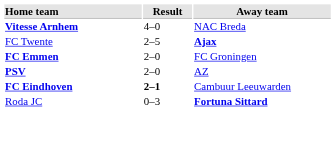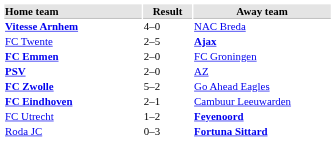+ row: (29, 86)
(152, 86) bold -> (152, 101) normal
+ row: (29, 116)
